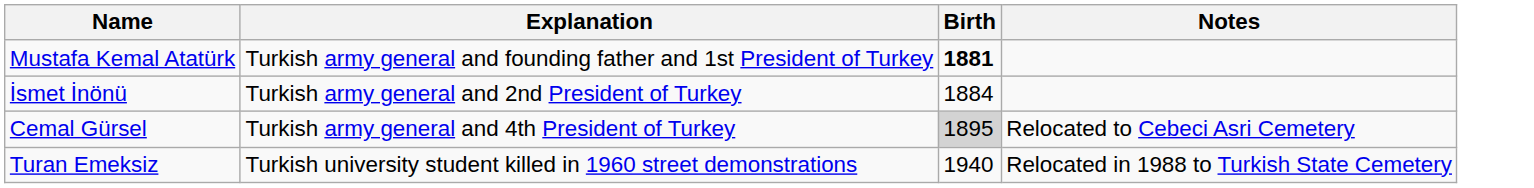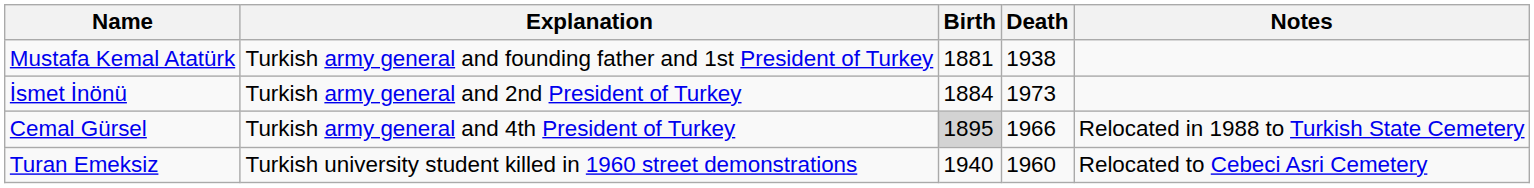+ column: (1037, 22)
(969, 57) bold -> (969, 57) normal
(1181, 128) Relocated to Cebeci Asri Cemetery -> (1302, 128) Relocated in 1988 to Turkish State Cemetery
(1229, 164) Relocated in 1988 to Turkish State Cemetery -> (1253, 164) Relocated to Cebeci Asri Cemetery
